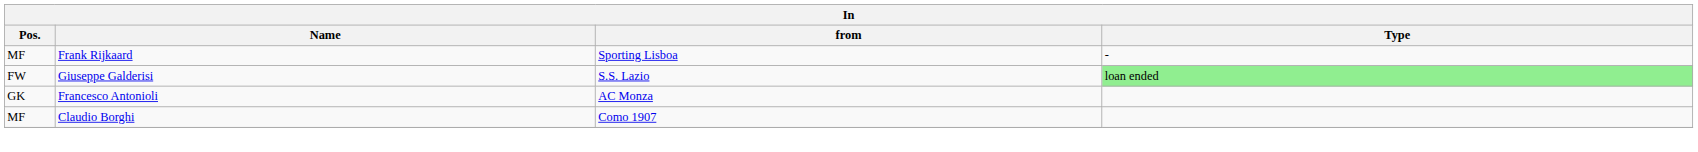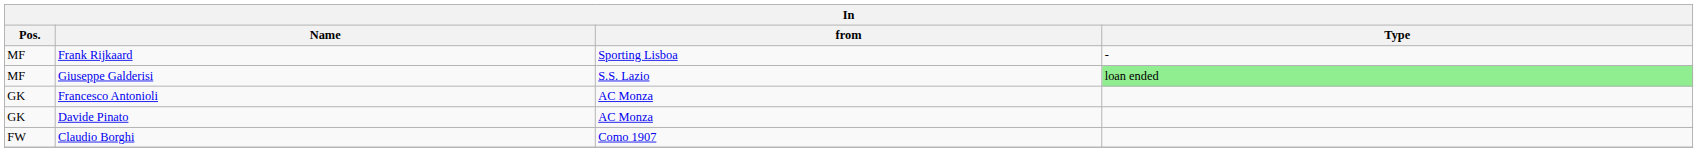(17, 76) FW -> (16, 76) MF
+ row: (93, 117)
(16, 117) MF -> (17, 137) FW
